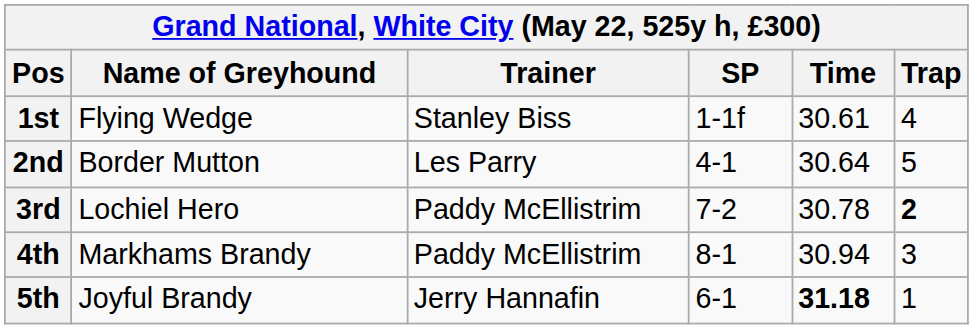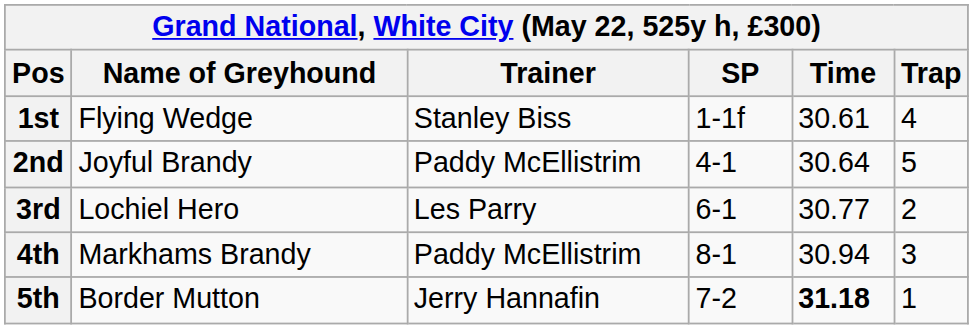(169, 163) Border Mutton -> (165, 163) Joyful Brandy
(475, 163) Les Parry -> (528, 163) Paddy McEllistrim
(528, 208) Paddy McEllistrim -> (475, 208) Les Parry
(716, 208) 7-2 -> (716, 208) 6-1
(834, 208) 30.78 -> (834, 208) 30.77
(909, 208) bold -> (909, 208) normal
(165, 299) Joyful Brandy -> (169, 299) Border Mutton
(716, 299) 6-1 -> (716, 299) 7-2
